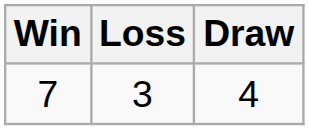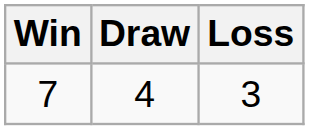columns swapped: (249, 34) <-> (142, 34)
